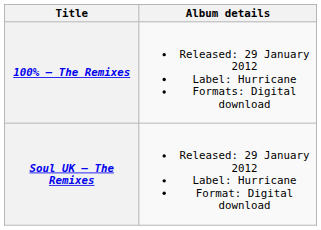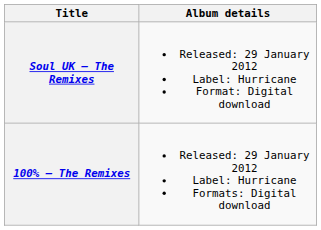rows swapped: (72, 73) <-> (72, 174)
